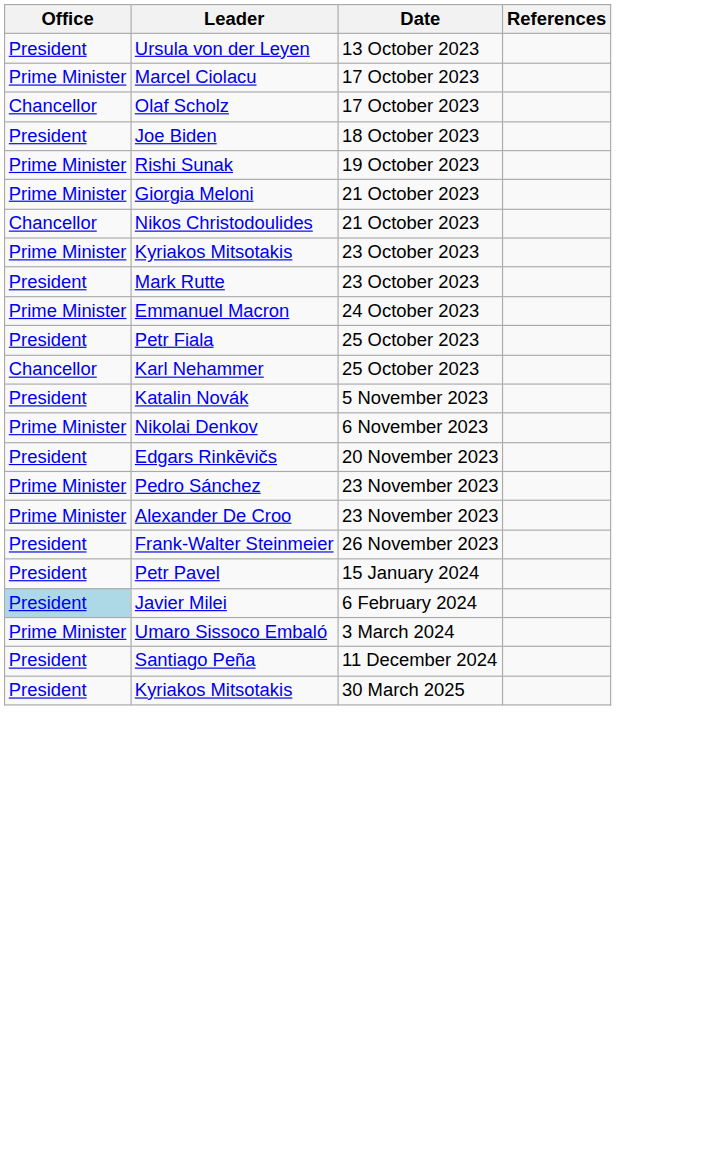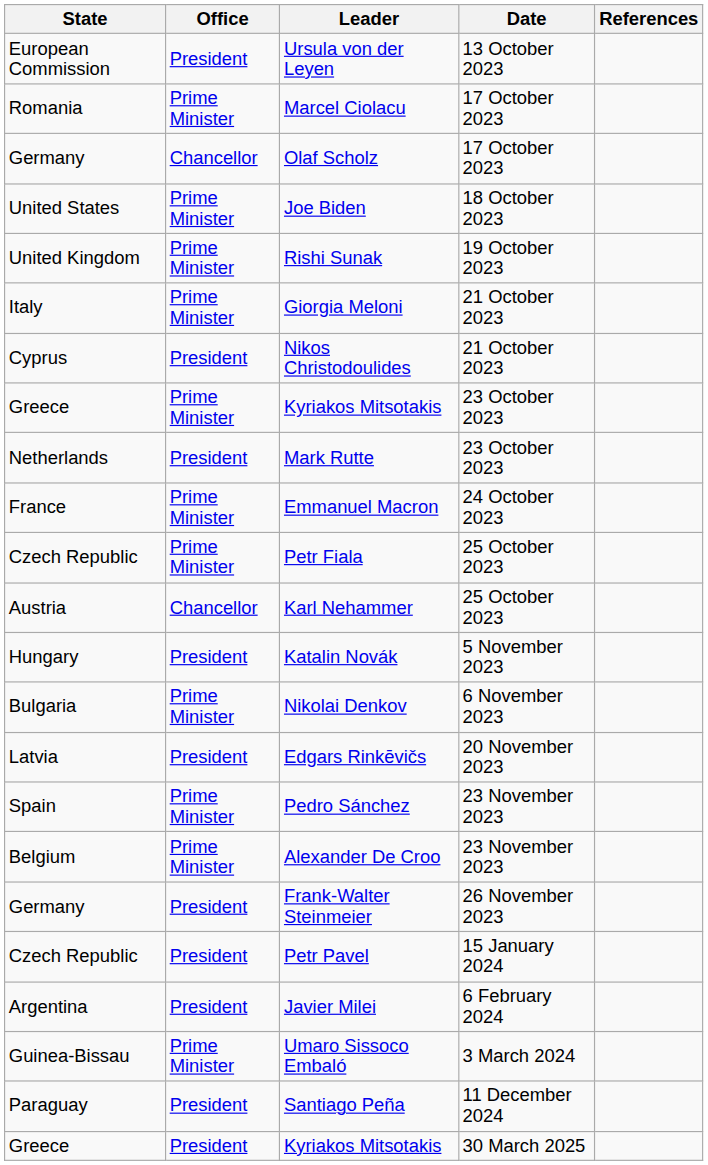+ column: (85, 19)
(48, 135) President -> (202, 208) Prime Minister
(53, 223) Chancellor -> (209, 357) President
(48, 340) President -> (202, 557) Prime Minister
(48, 602) lightblue background -> (209, 1006) no background
